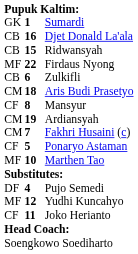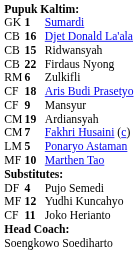(13, 64) MF -> (12, 64) CB
(12, 77) CB -> (13, 77) RM
(13, 91) CM -> (11, 91) CF
(27, 105) 8 -> (27, 105) 9
(11, 146) CF -> (13, 146) LM
